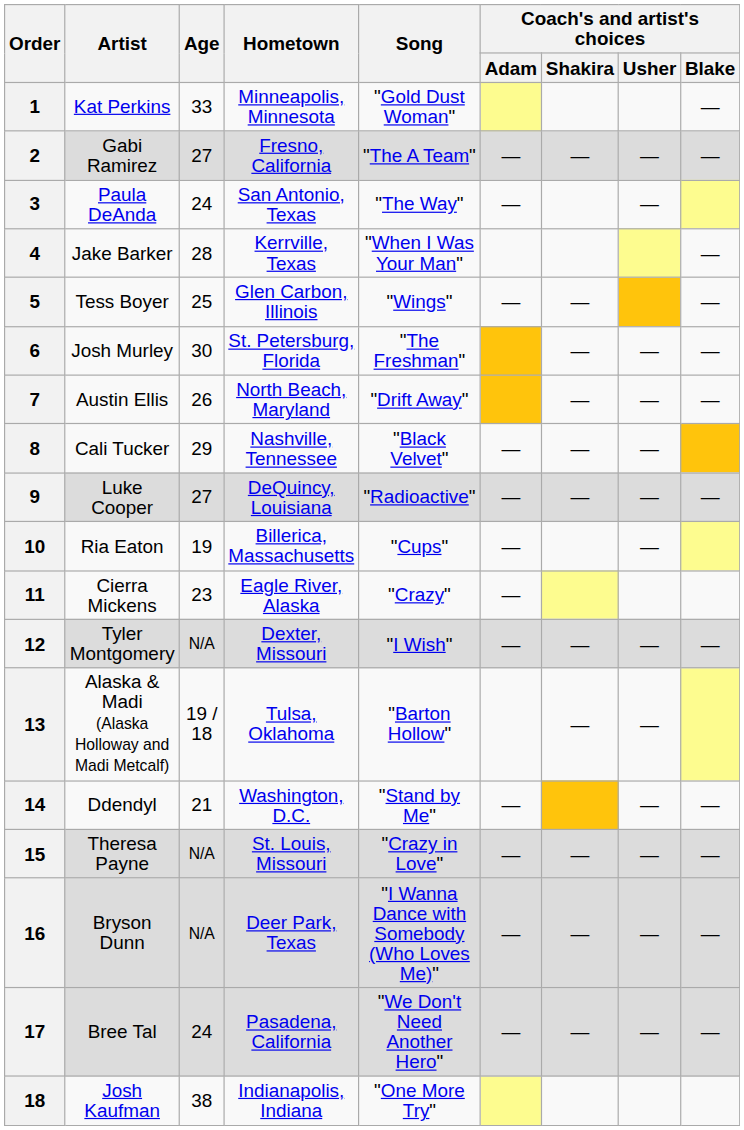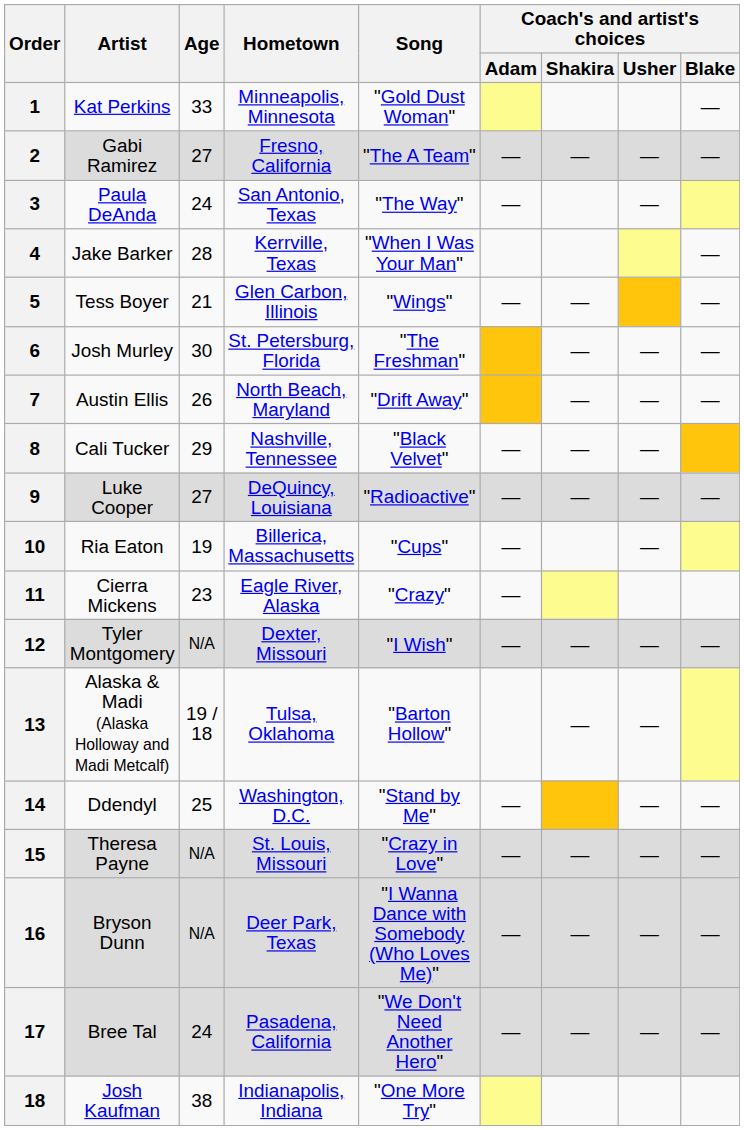(202, 302) 25 -> (202, 302) 21
(202, 805) 21 -> (202, 805) 25
